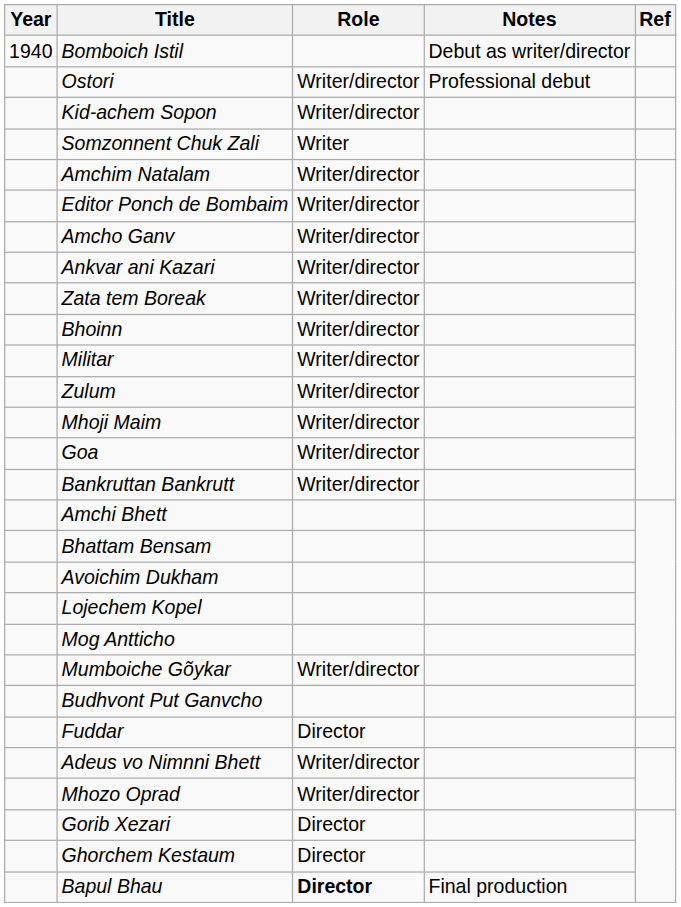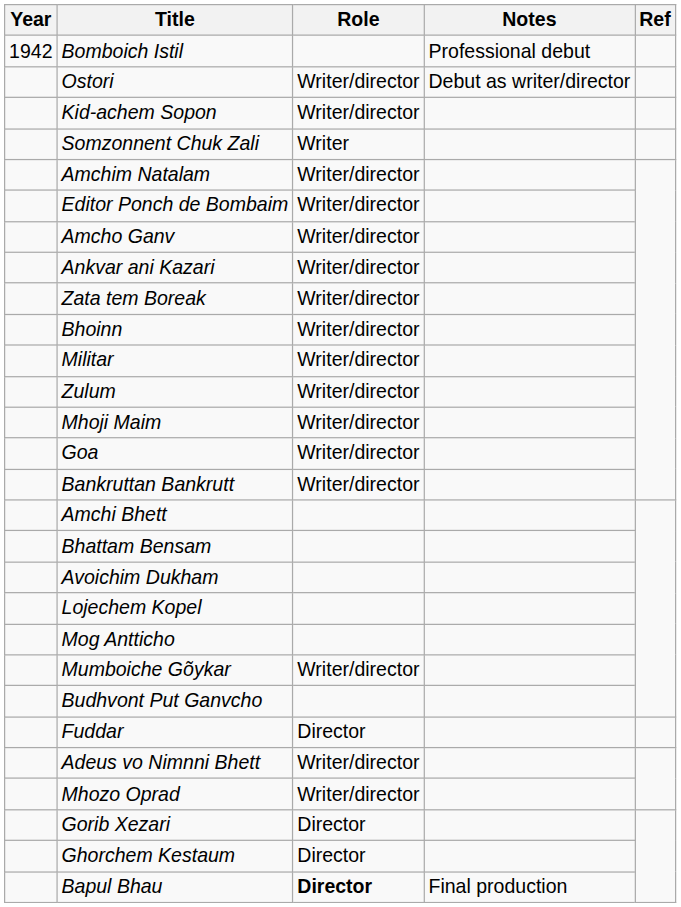(31, 50) 1940 -> (31, 50) 1942
(529, 50) Debut as writer/director -> (509, 50) Professional debut
(509, 81) Professional debut -> (529, 81) Debut as writer/director
